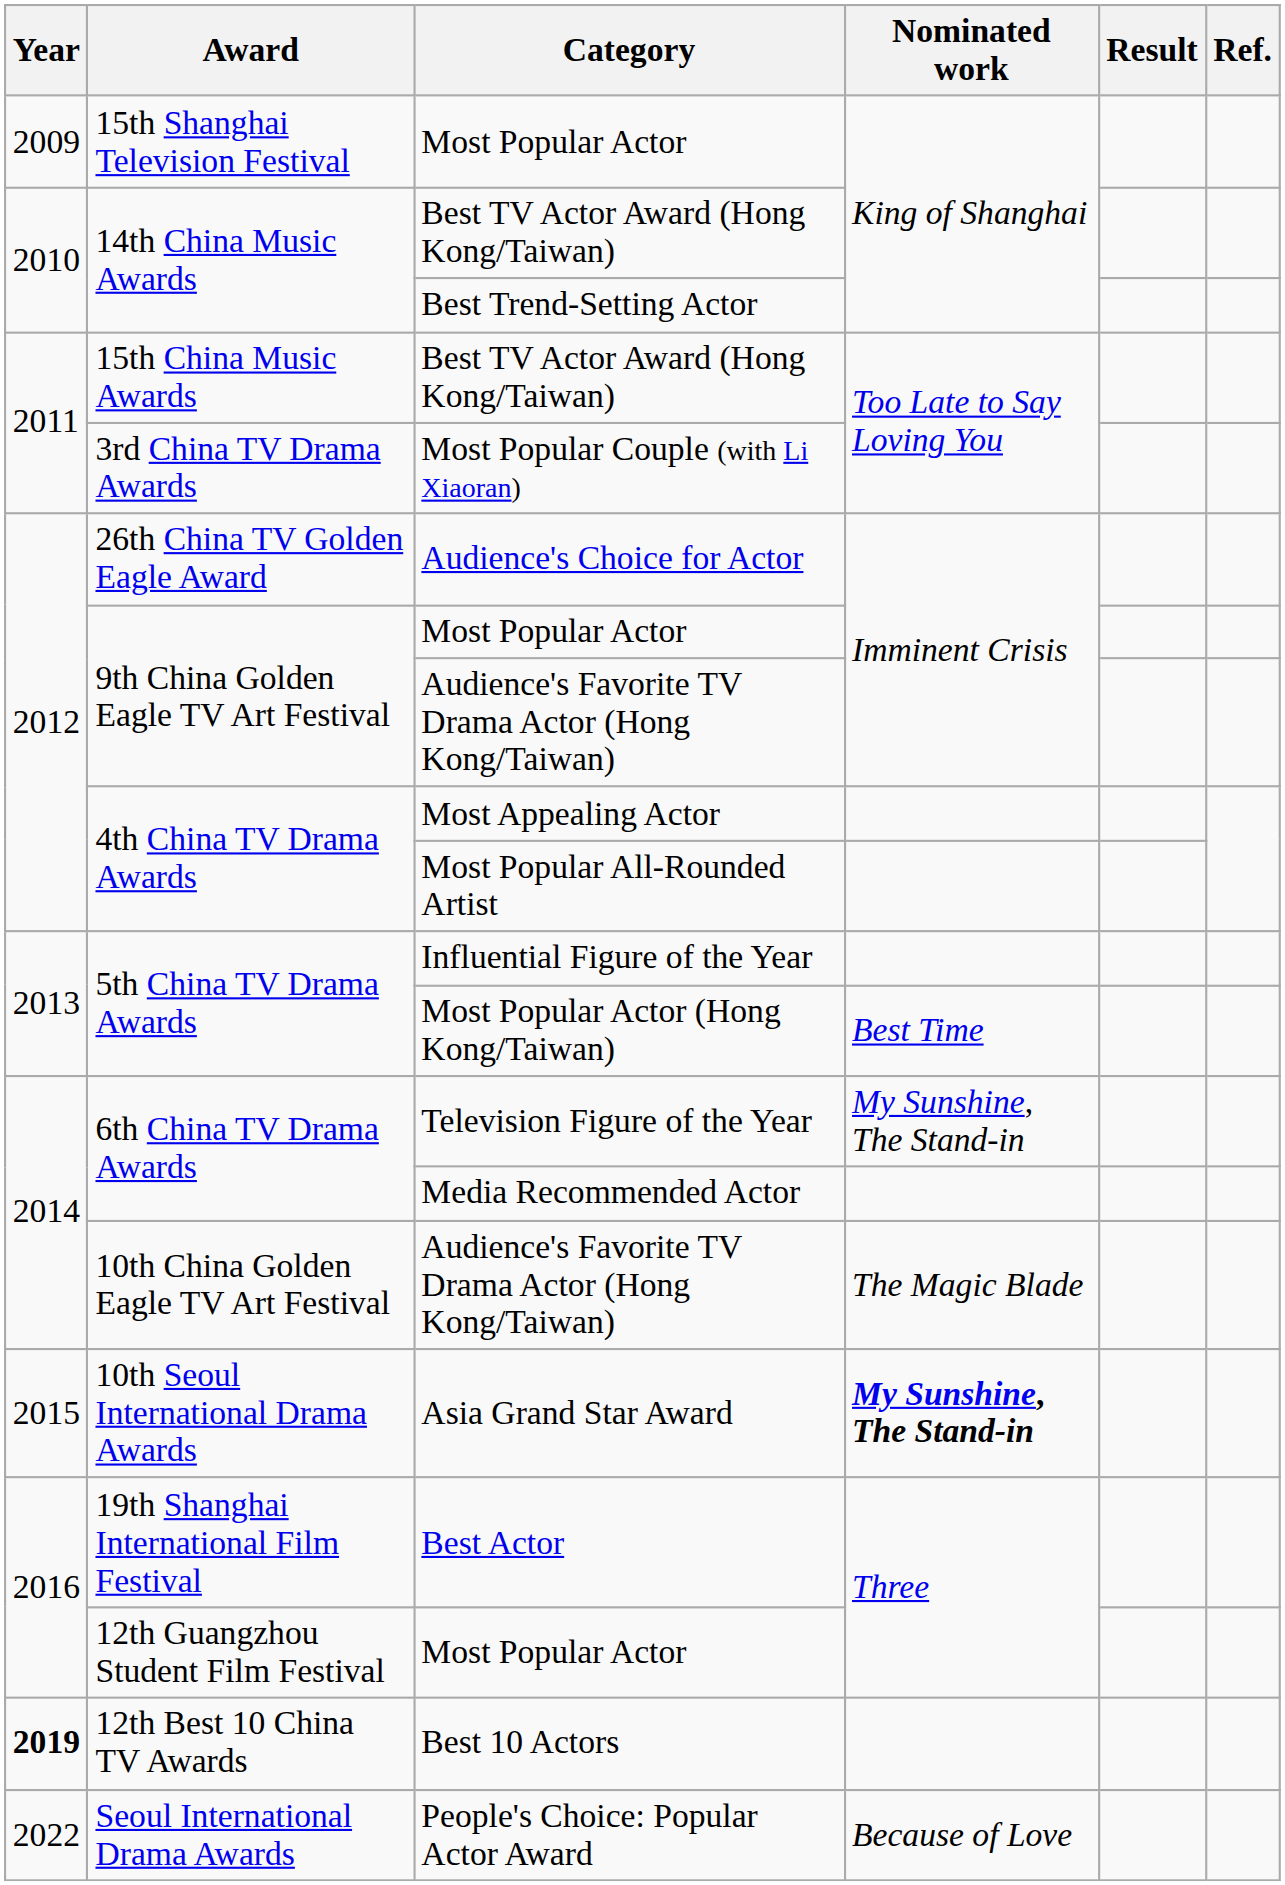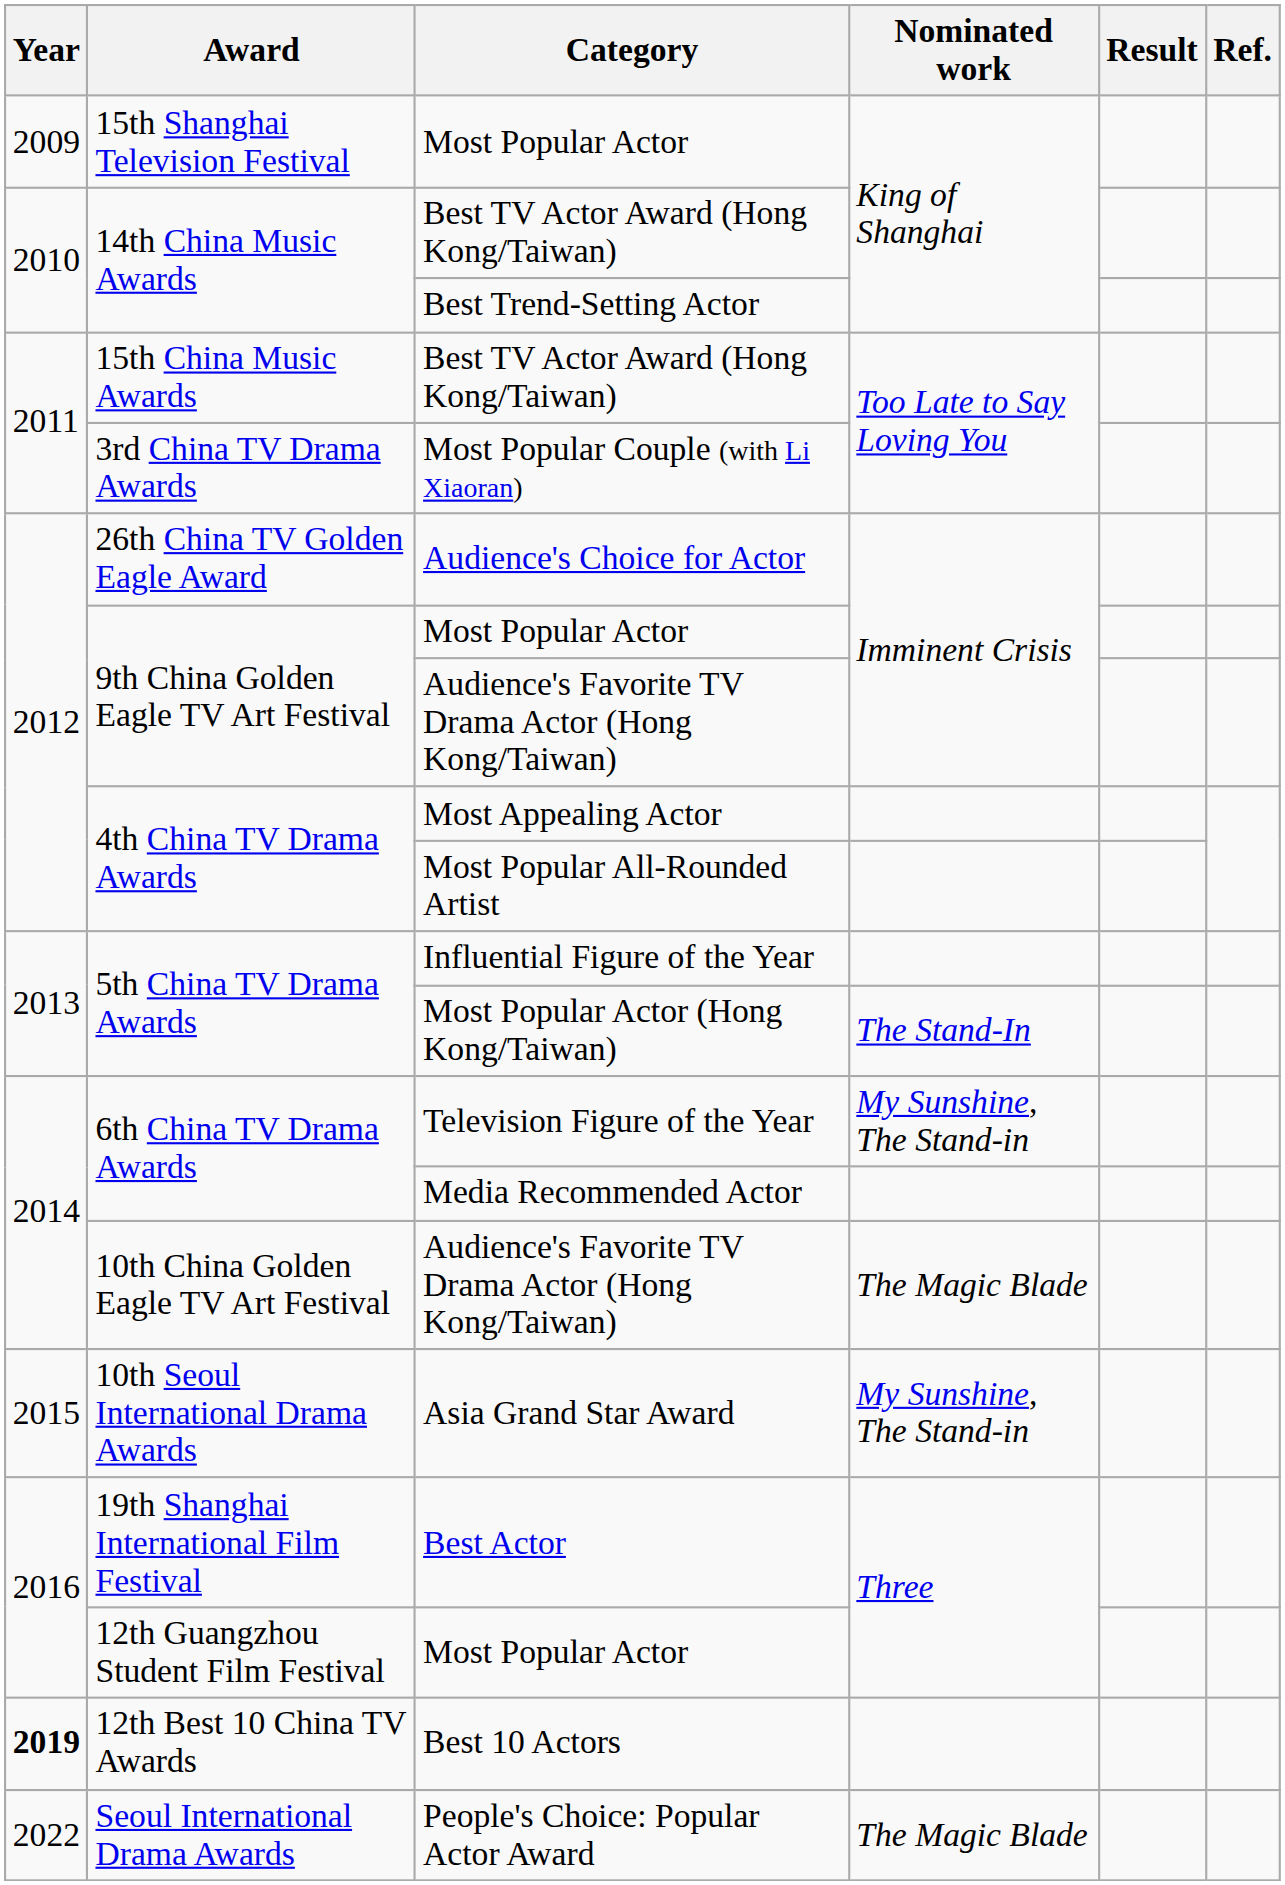(918, 1029) Best Time -> (944, 1029) The Stand-In
(948, 1412) bold -> (947, 1412) normal
(962, 1833) Because of Love -> (972, 1833) The Magic Blade
